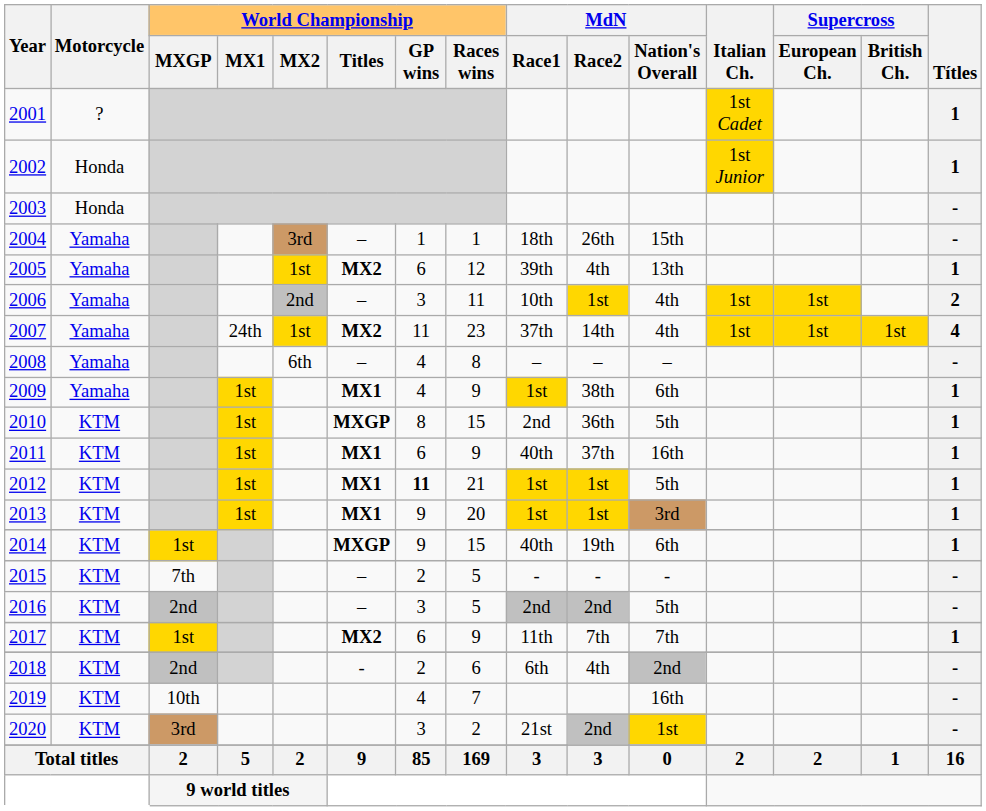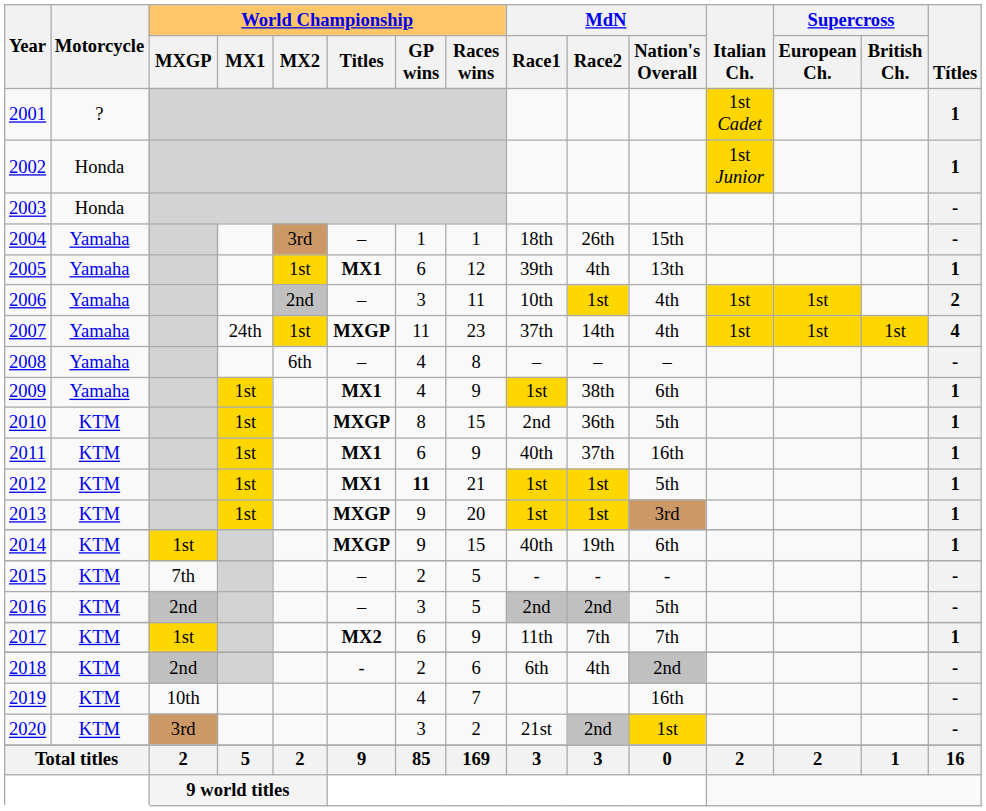(362, 269) MX2 -> (362, 269) MX1
(362, 331) MX2 -> (362, 331) MXGP
(362, 514) MX1 -> (362, 514) MXGP
